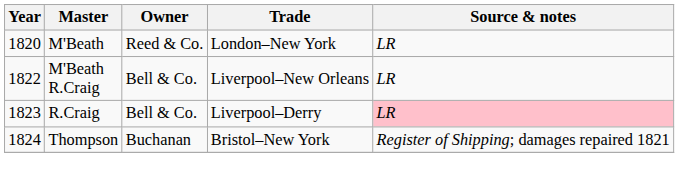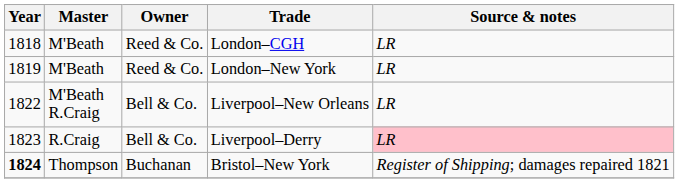+ row: (258, 43)
(25, 43) 1820 -> (25, 69) 1819
(25, 139) normal -> (25, 165) bold
